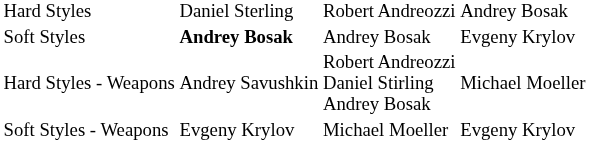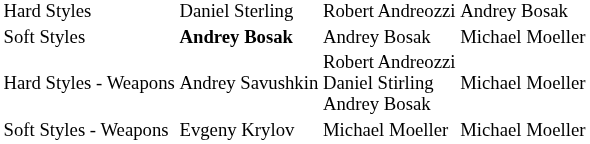(518, 36) Evgeny Krylov -> (523, 36) Michael Moeller
(518, 130) Evgeny Krylov -> (523, 130) Michael Moeller
